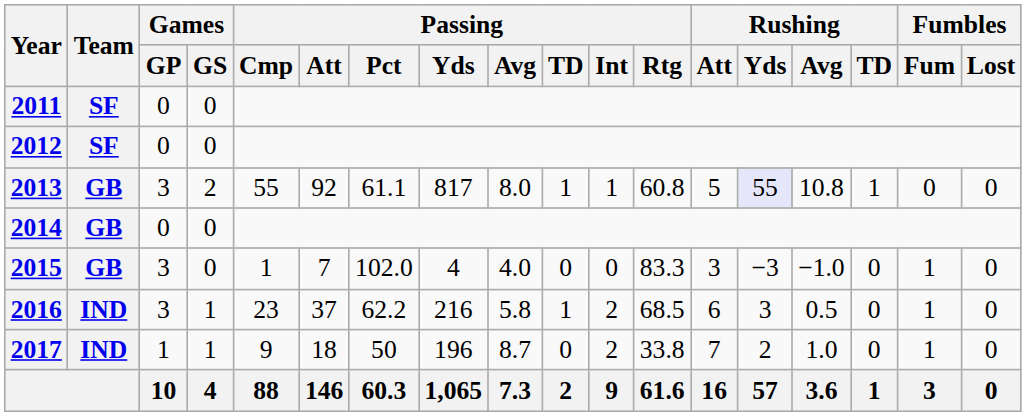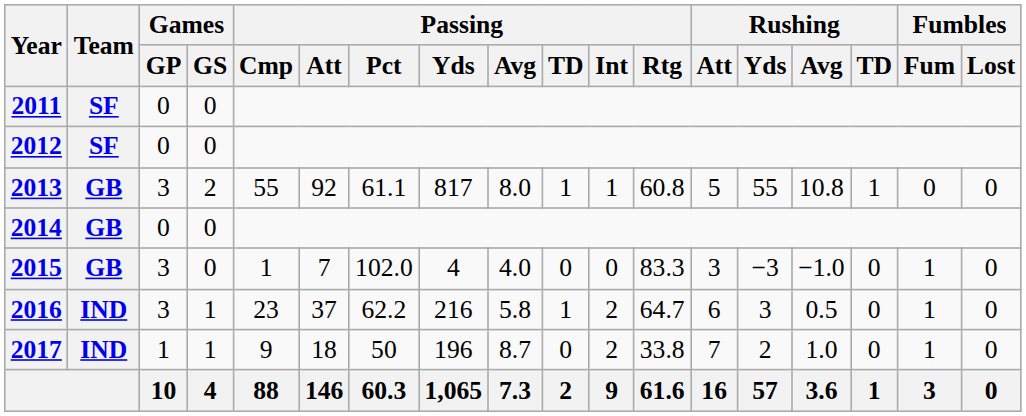(765, 187) lavender background -> (765, 187) no background
(662, 308) 68.5 -> (662, 308) 64.7
